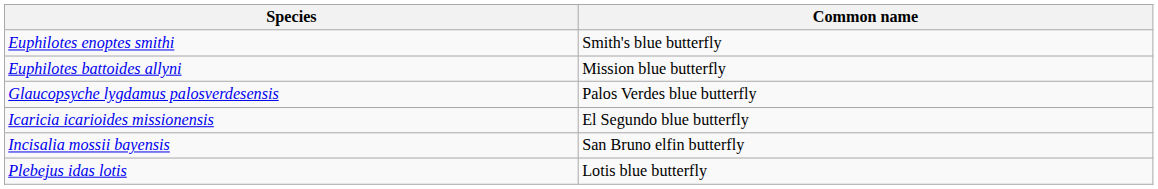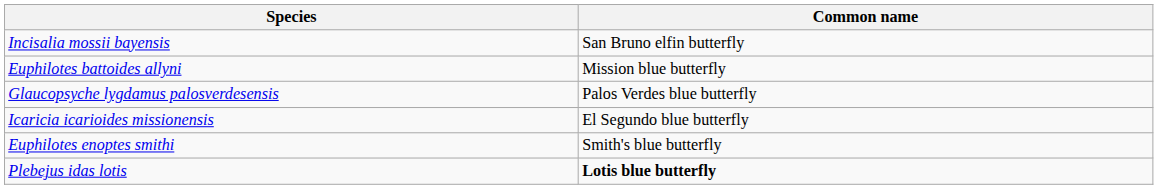rows swapped: (91, 42) <-> (89, 145)
(645, 171) normal -> (649, 171) bold
